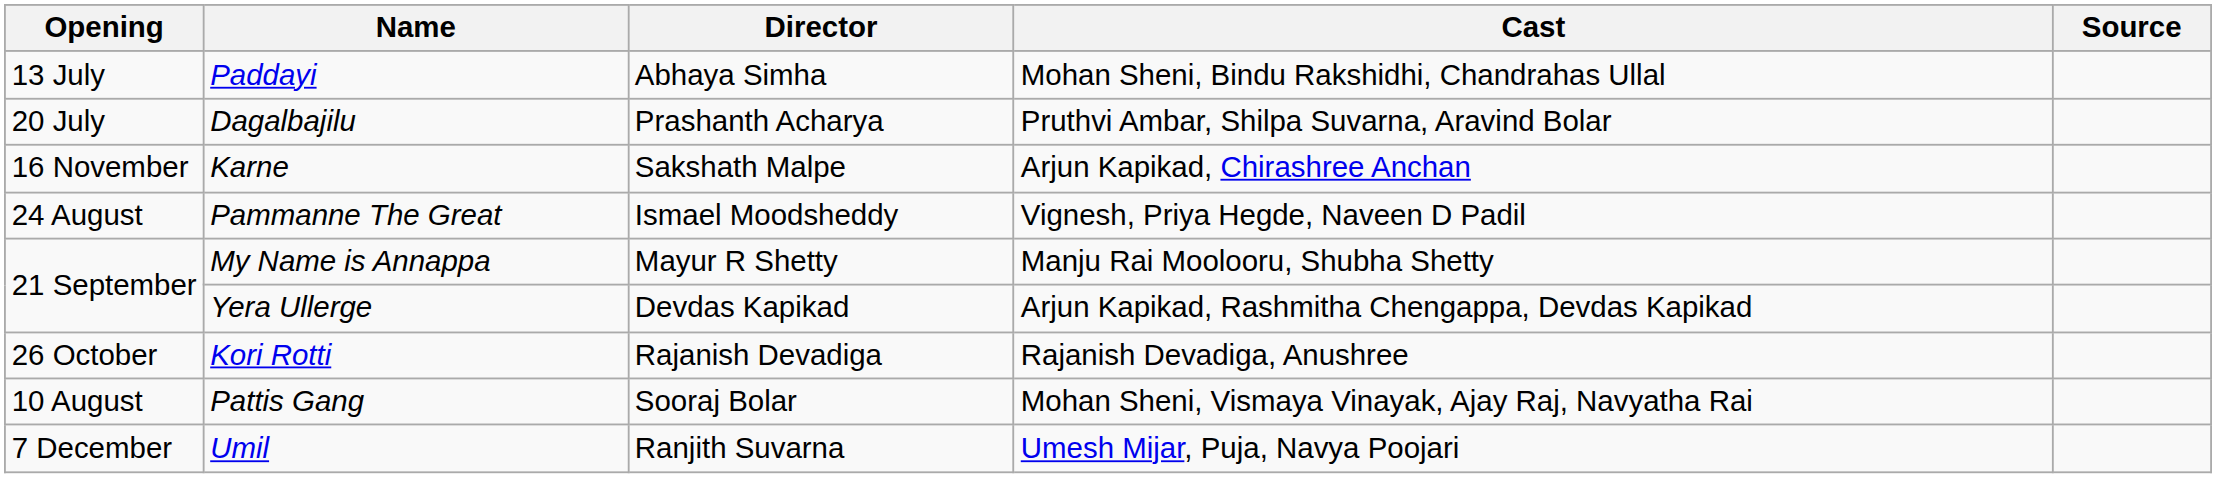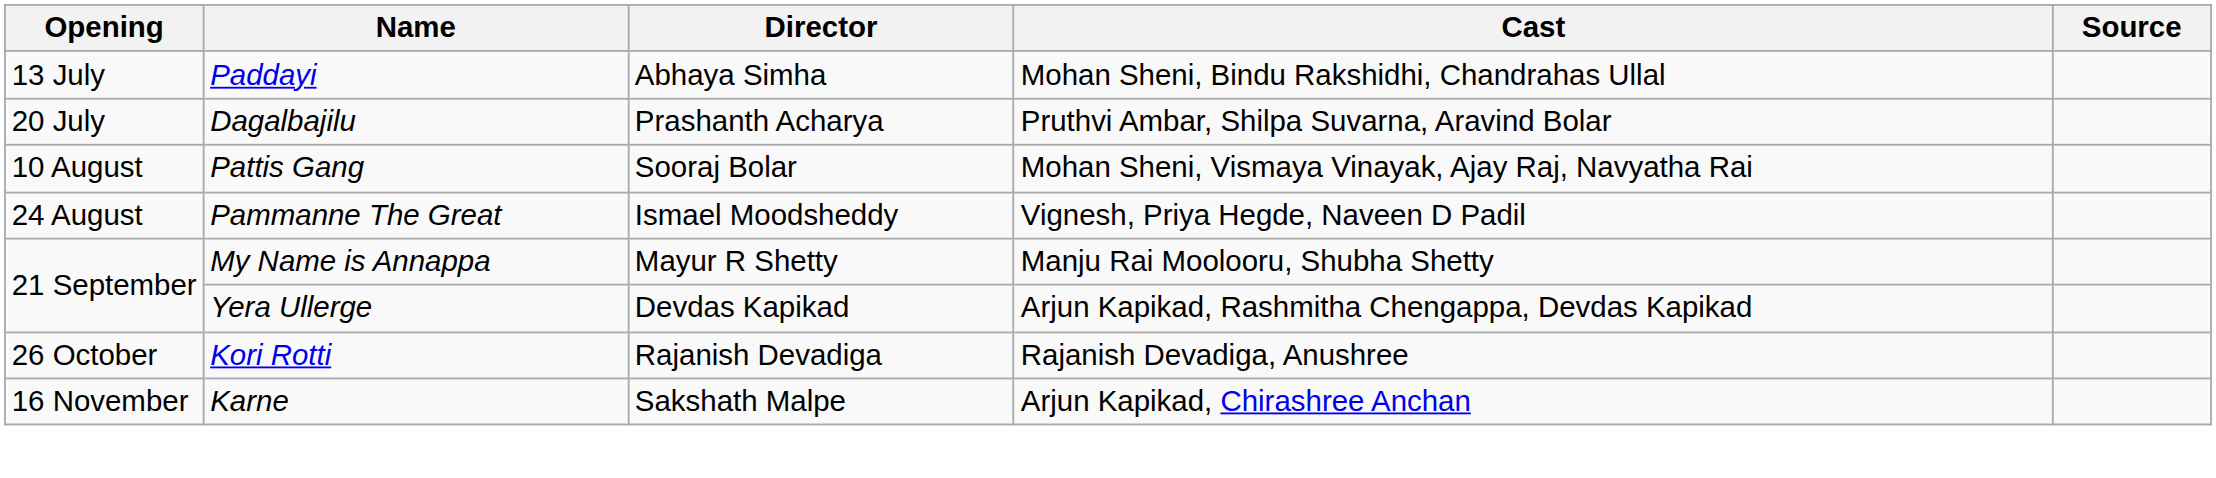rows swapped: (287, 401) <-> (249, 167)
- row: (240, 448)
